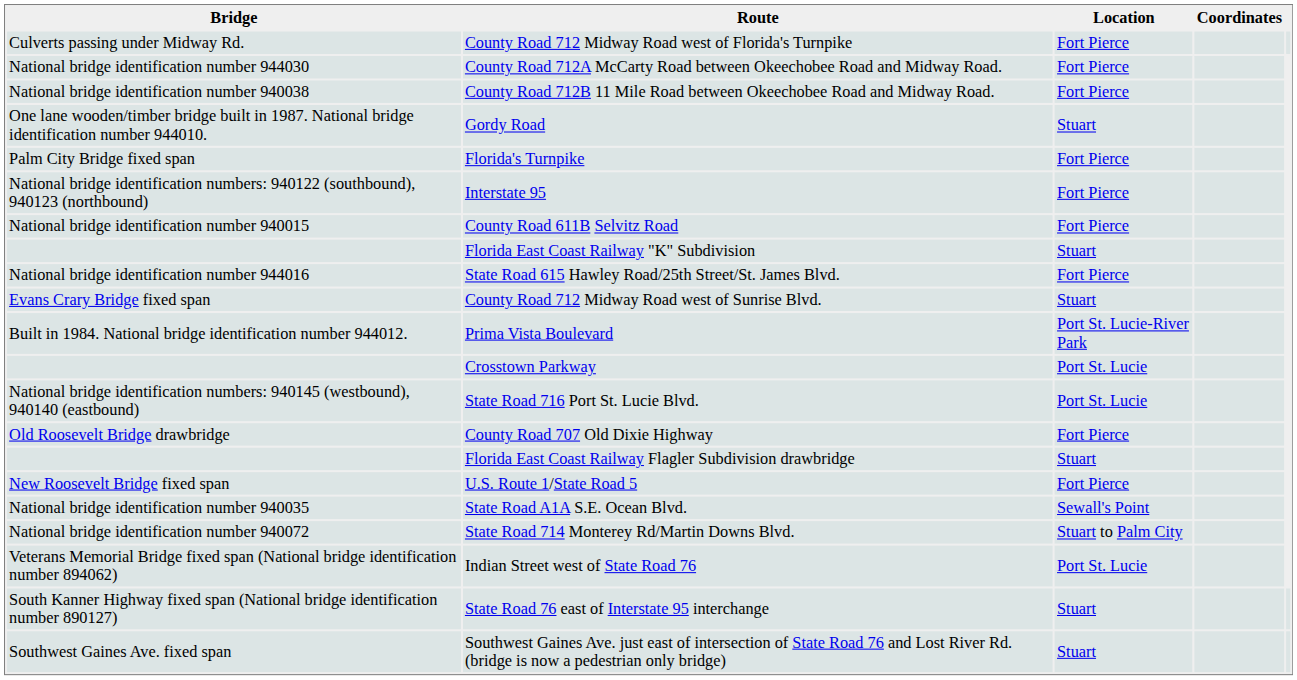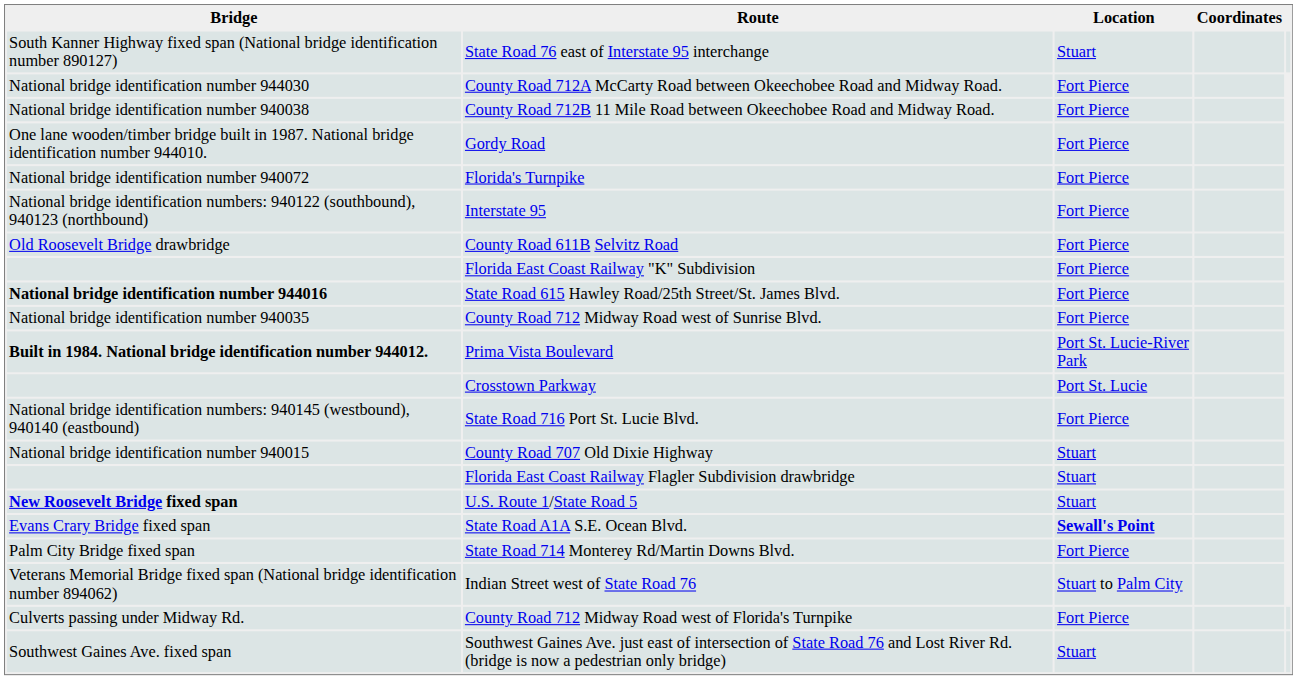rows swapped: (659, 42) <-> (617, 608)
(1077, 125) Stuart -> (1093, 143) Fort Pierce
(102, 159) Palm City Bridge fixed span -> (159, 177) National bridge identification number 940072
(159, 226) National bridge identification number 940015 -> (119, 244) Old Roosevelt Bridge drawbridge
(1077, 250) Stuart -> (1093, 269) Fort Pierce
(159, 275) normal -> (168, 293) bold
(110, 299) Evans Crary Bridge fixed span -> (159, 318) National bridge identification number 940035
(1077, 299) Stuart -> (1093, 318) Fort Pierce
(208, 333) normal -> (219, 351) bold
(1102, 400) Port St. Lucie -> (1093, 419) Fort Pierce
(119, 434) Old Roosevelt Bridge drawbridge -> (159, 452) National bridge identification number 940015
(1093, 434) Fort Pierce -> (1077, 452) Stuart
(119, 483) normal -> (123, 501) bold
(1093, 483) Fort Pierce -> (1077, 501) Stuart
(159, 507) National bridge identification number 940035 -> (110, 526) Evans Crary Bridge fixed span
(1103, 507) normal -> (1106, 526) bold
(159, 532) National bridge identification number 940072 -> (102, 550) Palm City Bridge fixed span
(1120, 532) Stuart to Palm City -> (1093, 550) Fort Pierce
(1102, 566) Port St. Lucie -> (1120, 584) Stuart to Palm City
